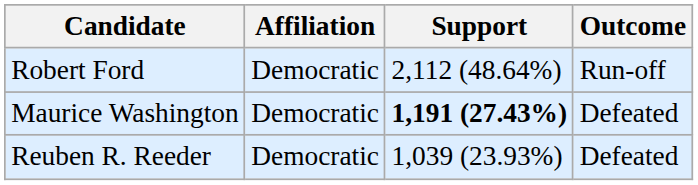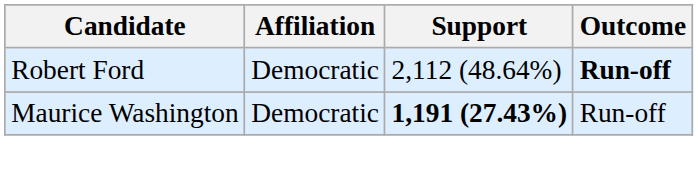(623, 69) normal -> (625, 69) bold
(629, 112) Defeated -> (623, 112) Run-off
- row: (111, 156)
